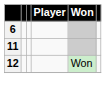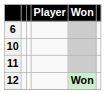+ row: (13, 47)
(82, 64) normal -> (82, 81) bold
